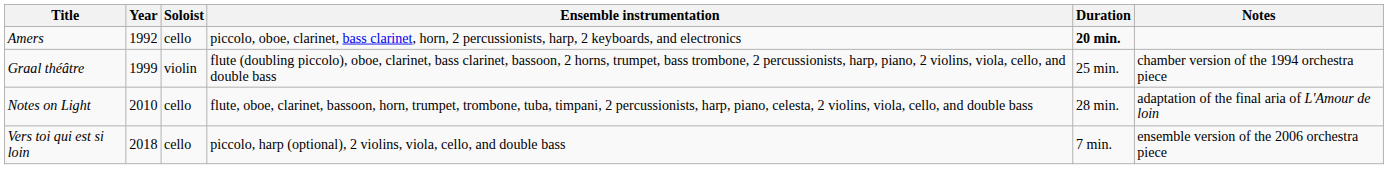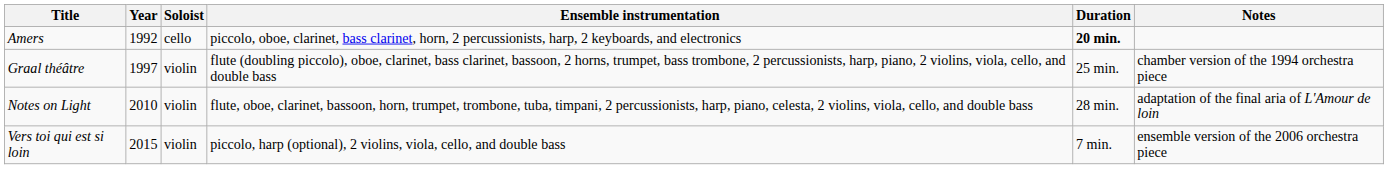(143, 68) 1999 -> (143, 68) 1997
(178, 106) cello -> (180, 106) violin
(143, 144) 2018 -> (143, 144) 2015
(178, 144) cello -> (180, 144) violin
